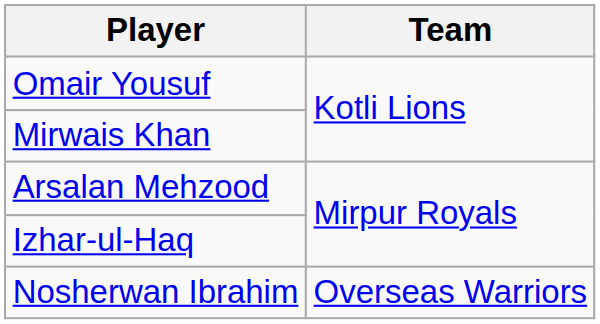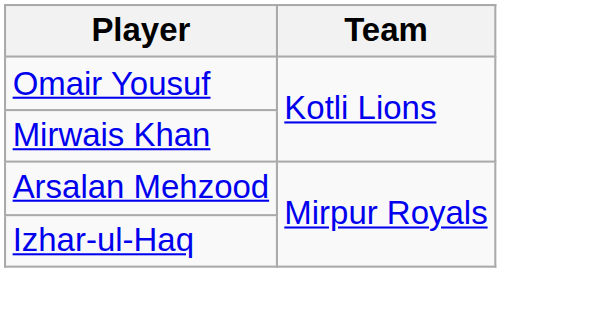- row: (156, 291)
